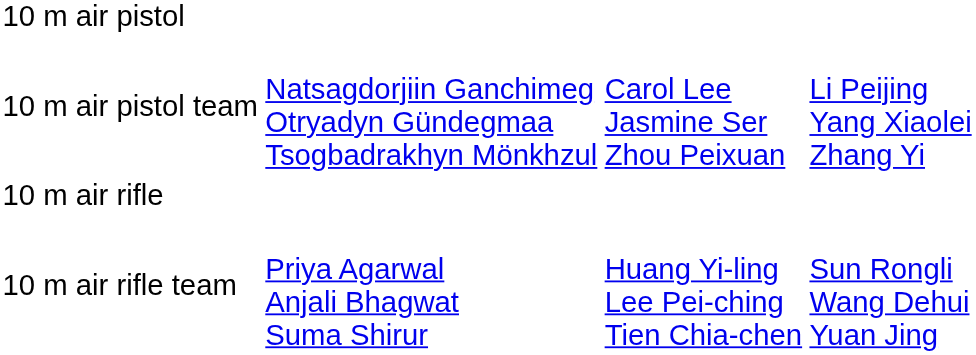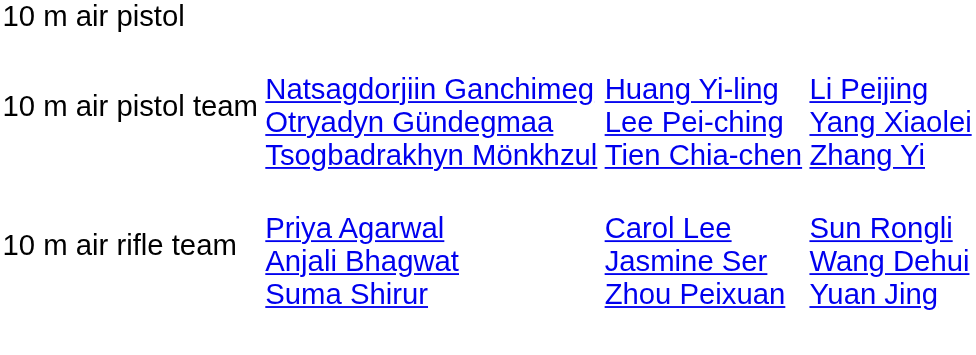(695, 122) Carol Lee Jasmine Ser Zhou Peixuan -> (703, 122) Huang Yi-ling Lee Pei-ching Tien Chia-chen
- row: (83, 195)
(703, 302) Huang Yi-ling Lee Pei-ching Tien Chia-chen -> (695, 261) Carol Lee Jasmine Ser Zhou Peixuan
